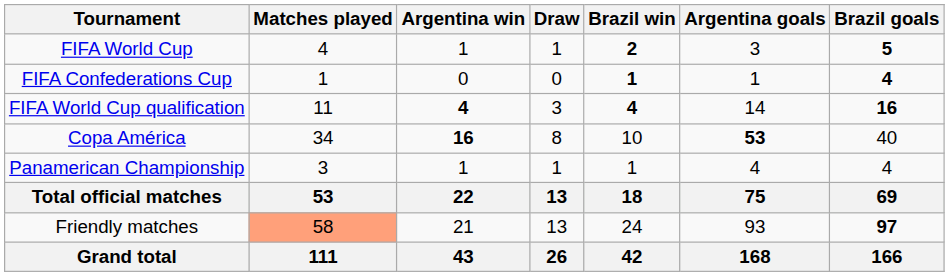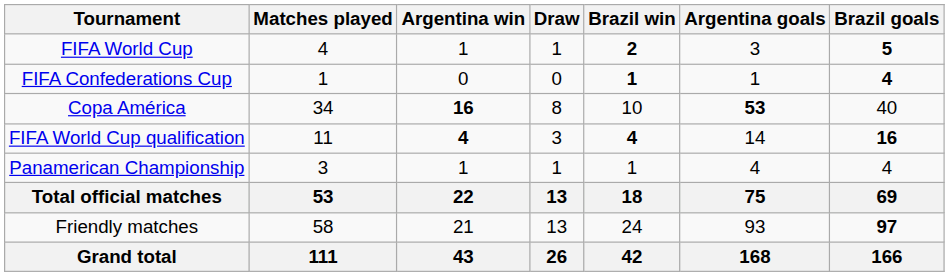rows swapped: (127, 138) <-> (127, 108)
(323, 227) lightsalmon background -> (323, 227) no background
